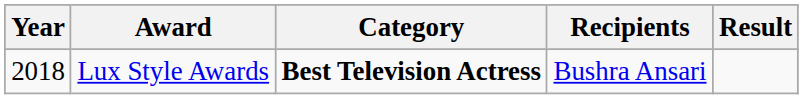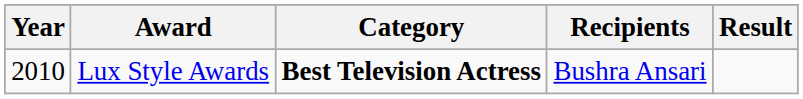(38, 71) 2018 -> (38, 71) 2010
